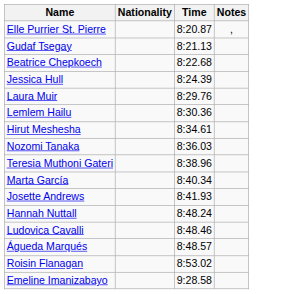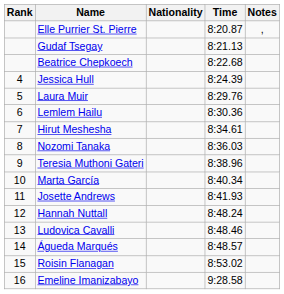+ column: (20, 12)
